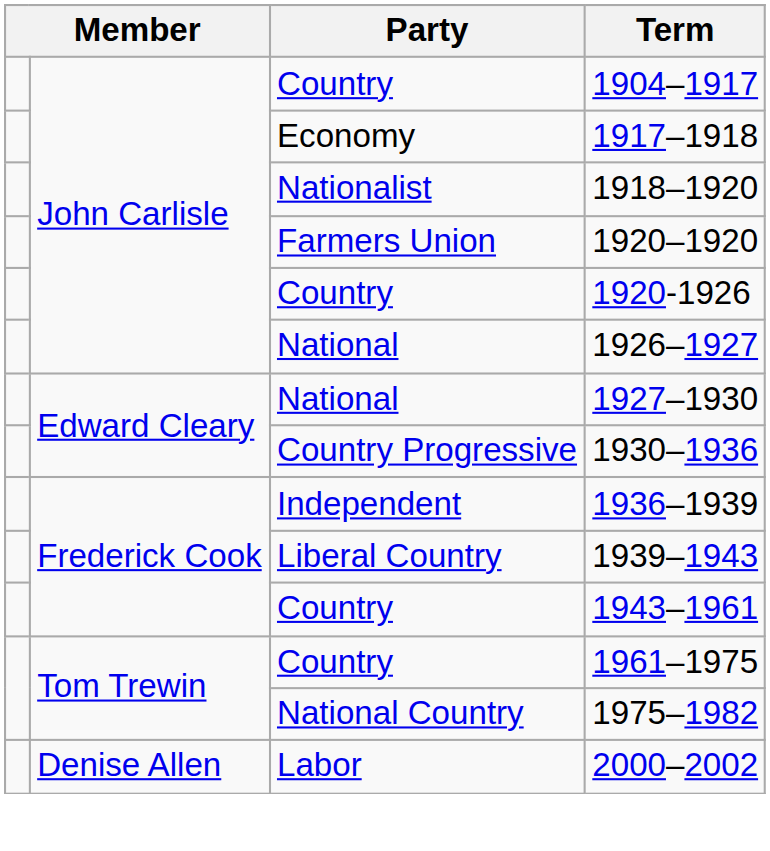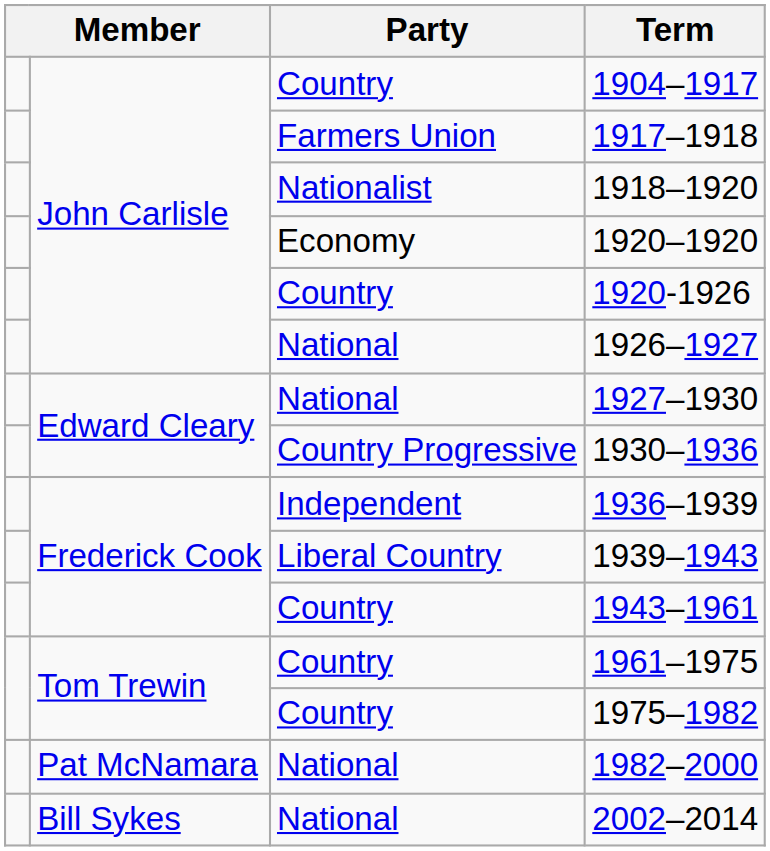(346, 135) Economy -> (386, 135) Farmers Union
(386, 240) Farmers Union -> (346, 240) Economy
(400, 713) National Country -> (335, 713) Country
+ row: (675, 766)
- row: (675, 766)
+ row: (675, 818)
